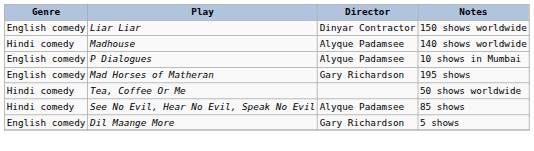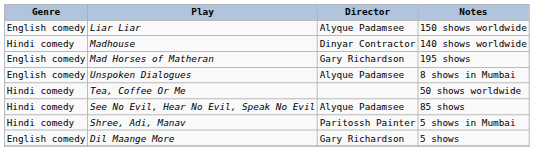(368, 28) Dinyar Contractor -> (362, 28) Alyque Padamsee
(362, 43) Alyque Padamsee -> (368, 43) Dinyar Contractor
- row: (121, 59)
+ row: (141, 75)
+ row: (138, 122)
